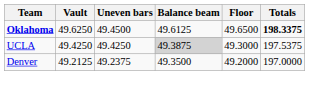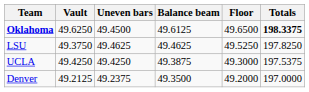+ row: (17, 45)
(174, 45) lightgrey background -> (174, 62) no background
